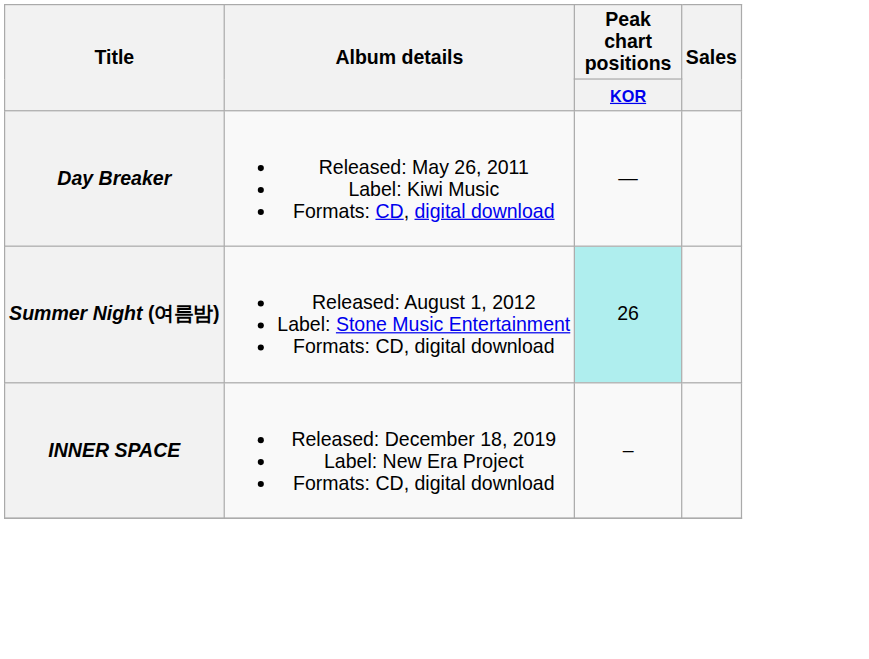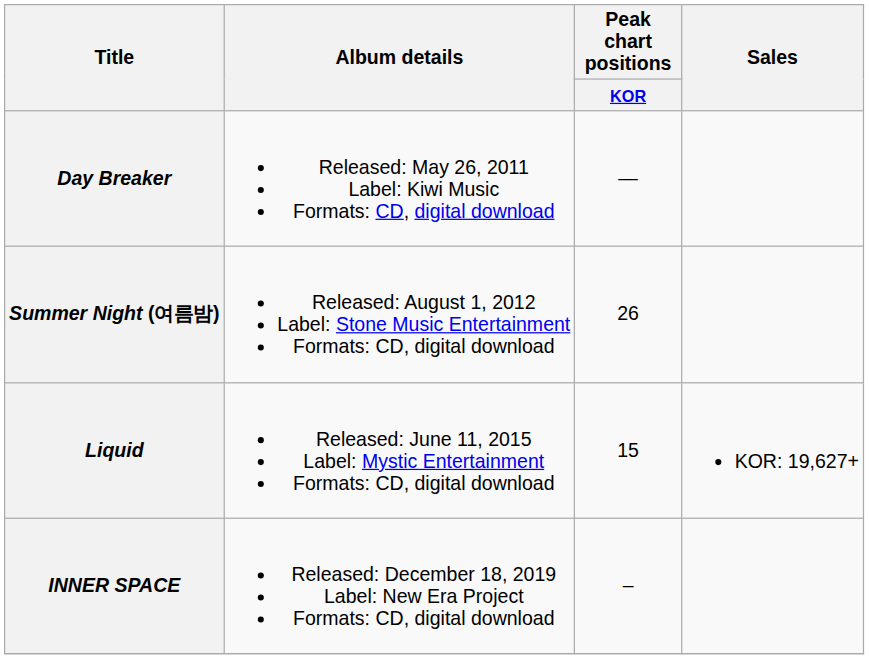(628, 314) paleturquoise background -> (628, 314) no background
+ row: (114, 450)
